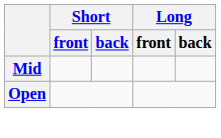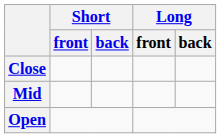+ row: (27, 68)
